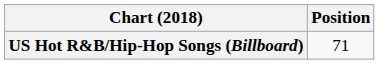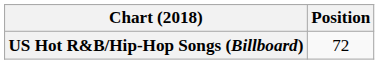(341, 45) 71 -> (341, 45) 72
